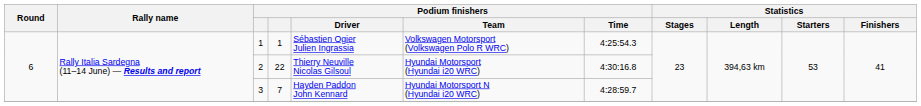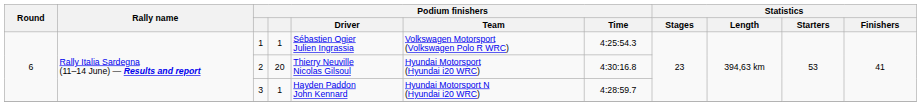(280, 66) 22 -> (280, 66) 20
(280, 90) 7 -> (280, 90) 1
